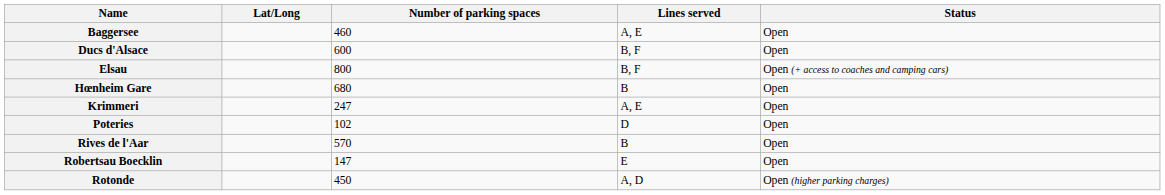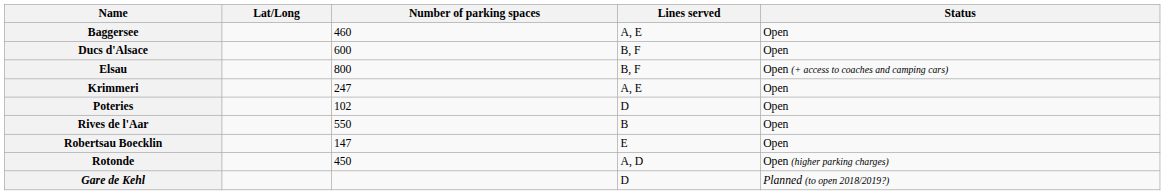- row: (113, 87)
(343, 143) 570 -> (343, 124) 550
+ row: (113, 180)
